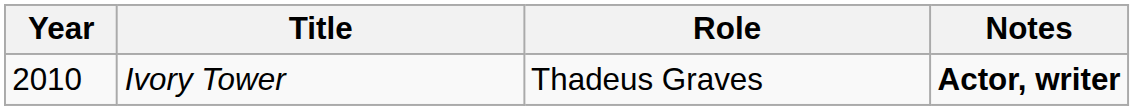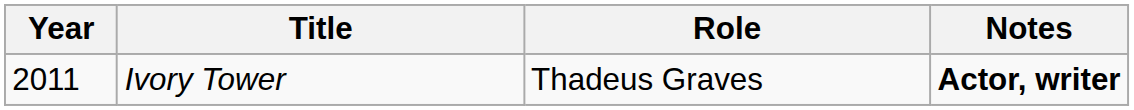(47, 79) 2010 -> (46, 79) 2011
